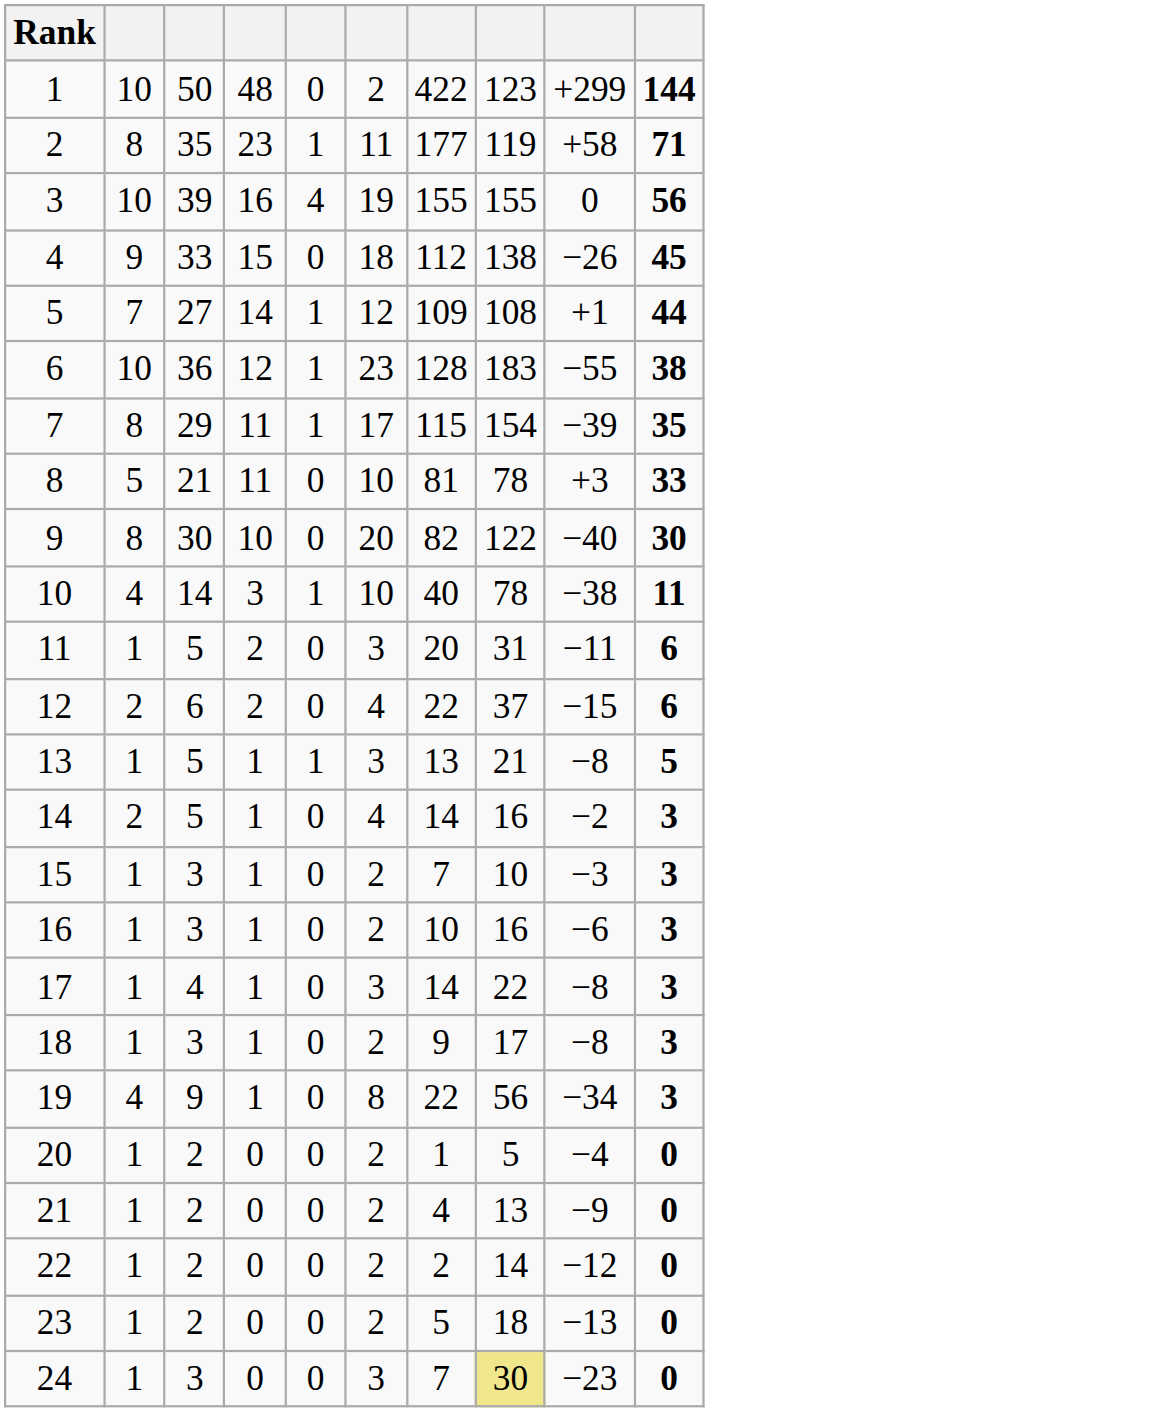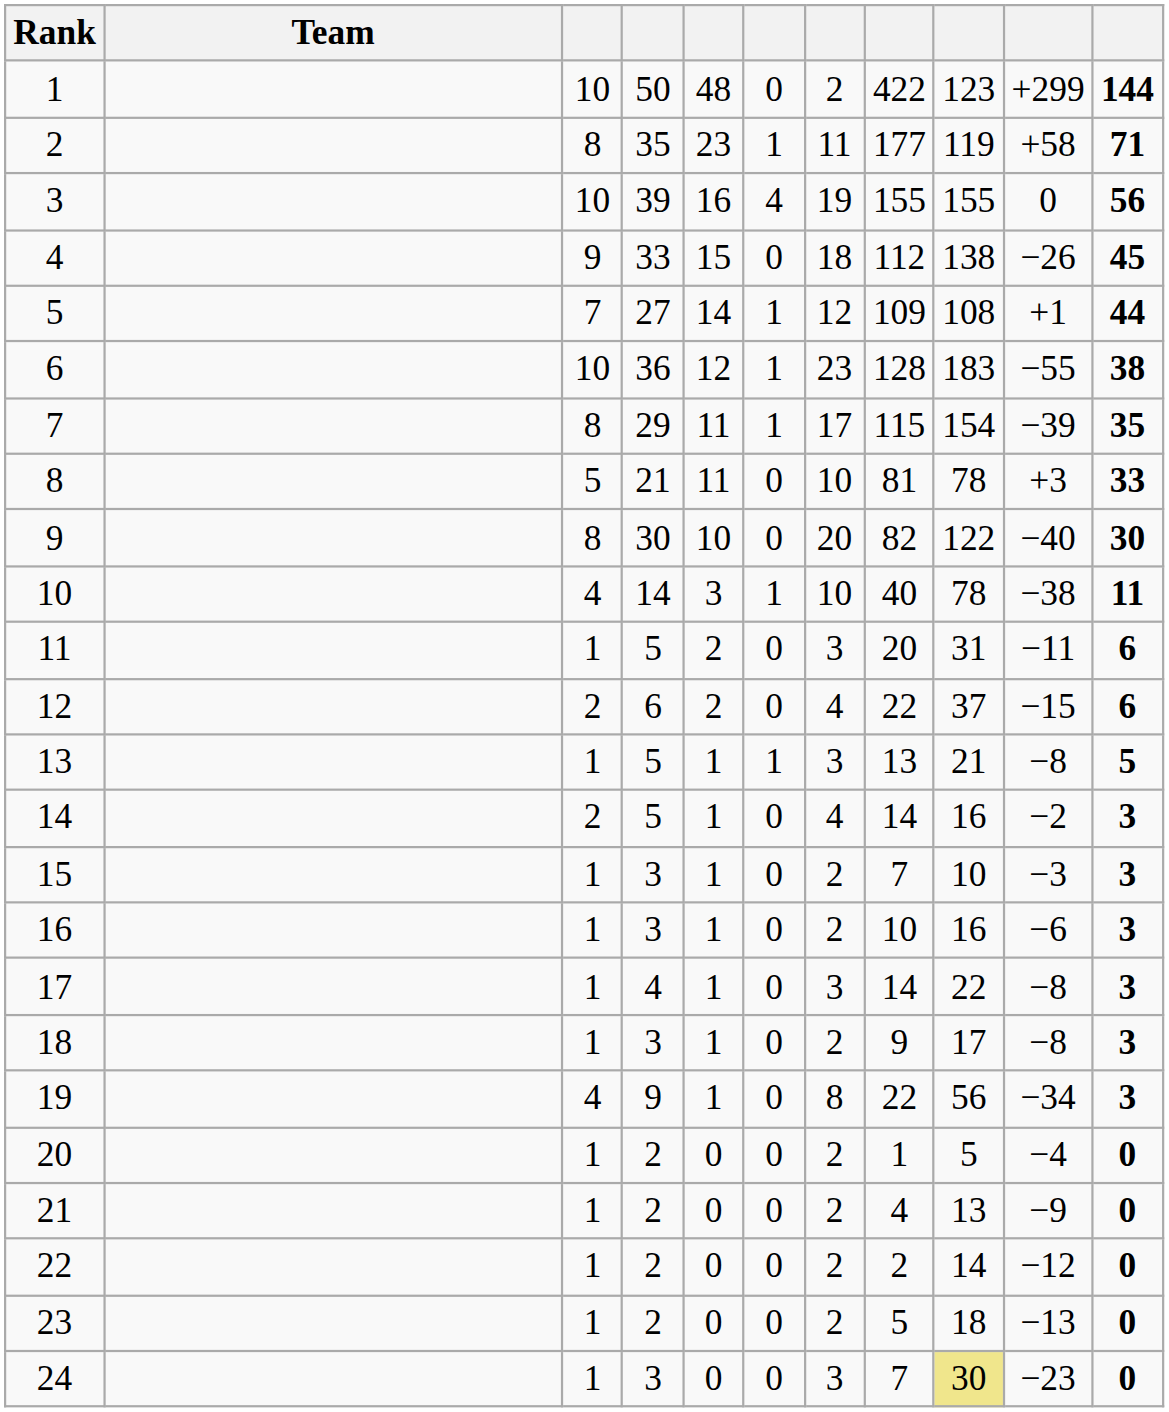+ column: (333, 32)
